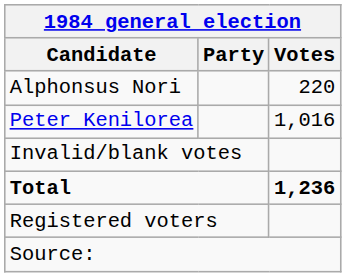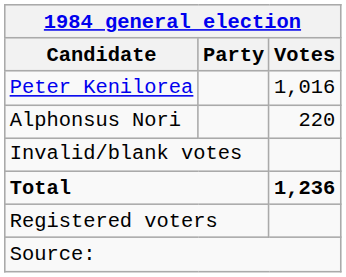rows swapped: (102, 121) <-> (95, 88)
